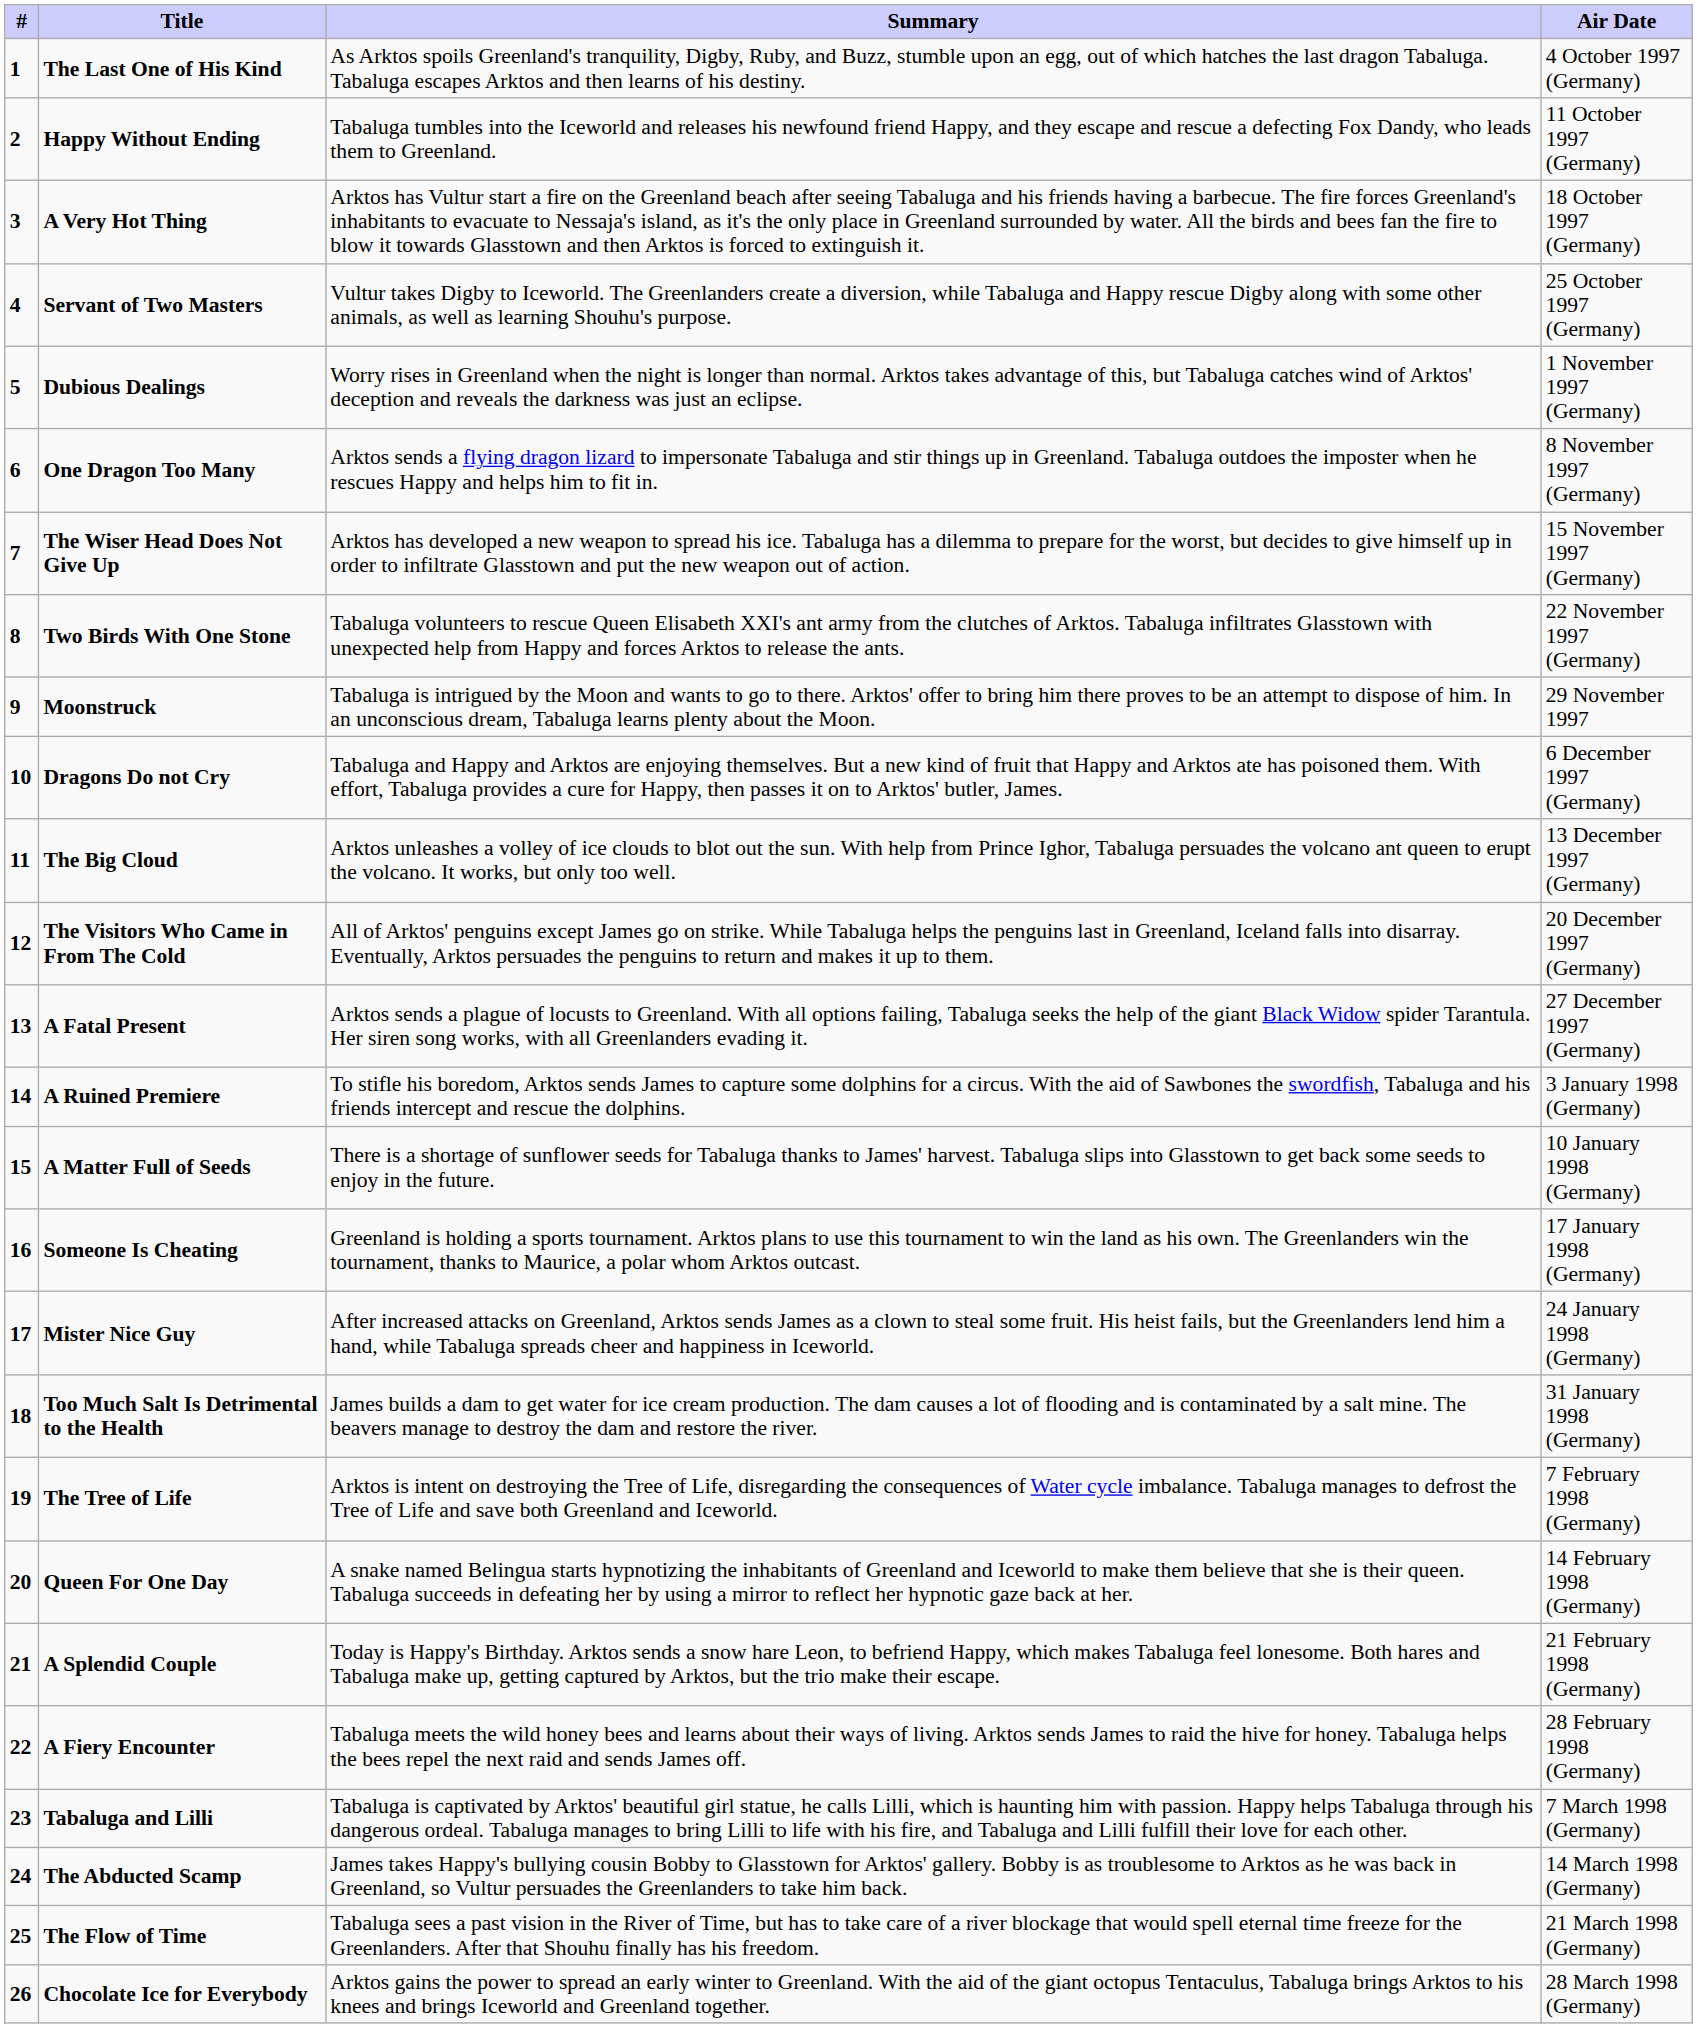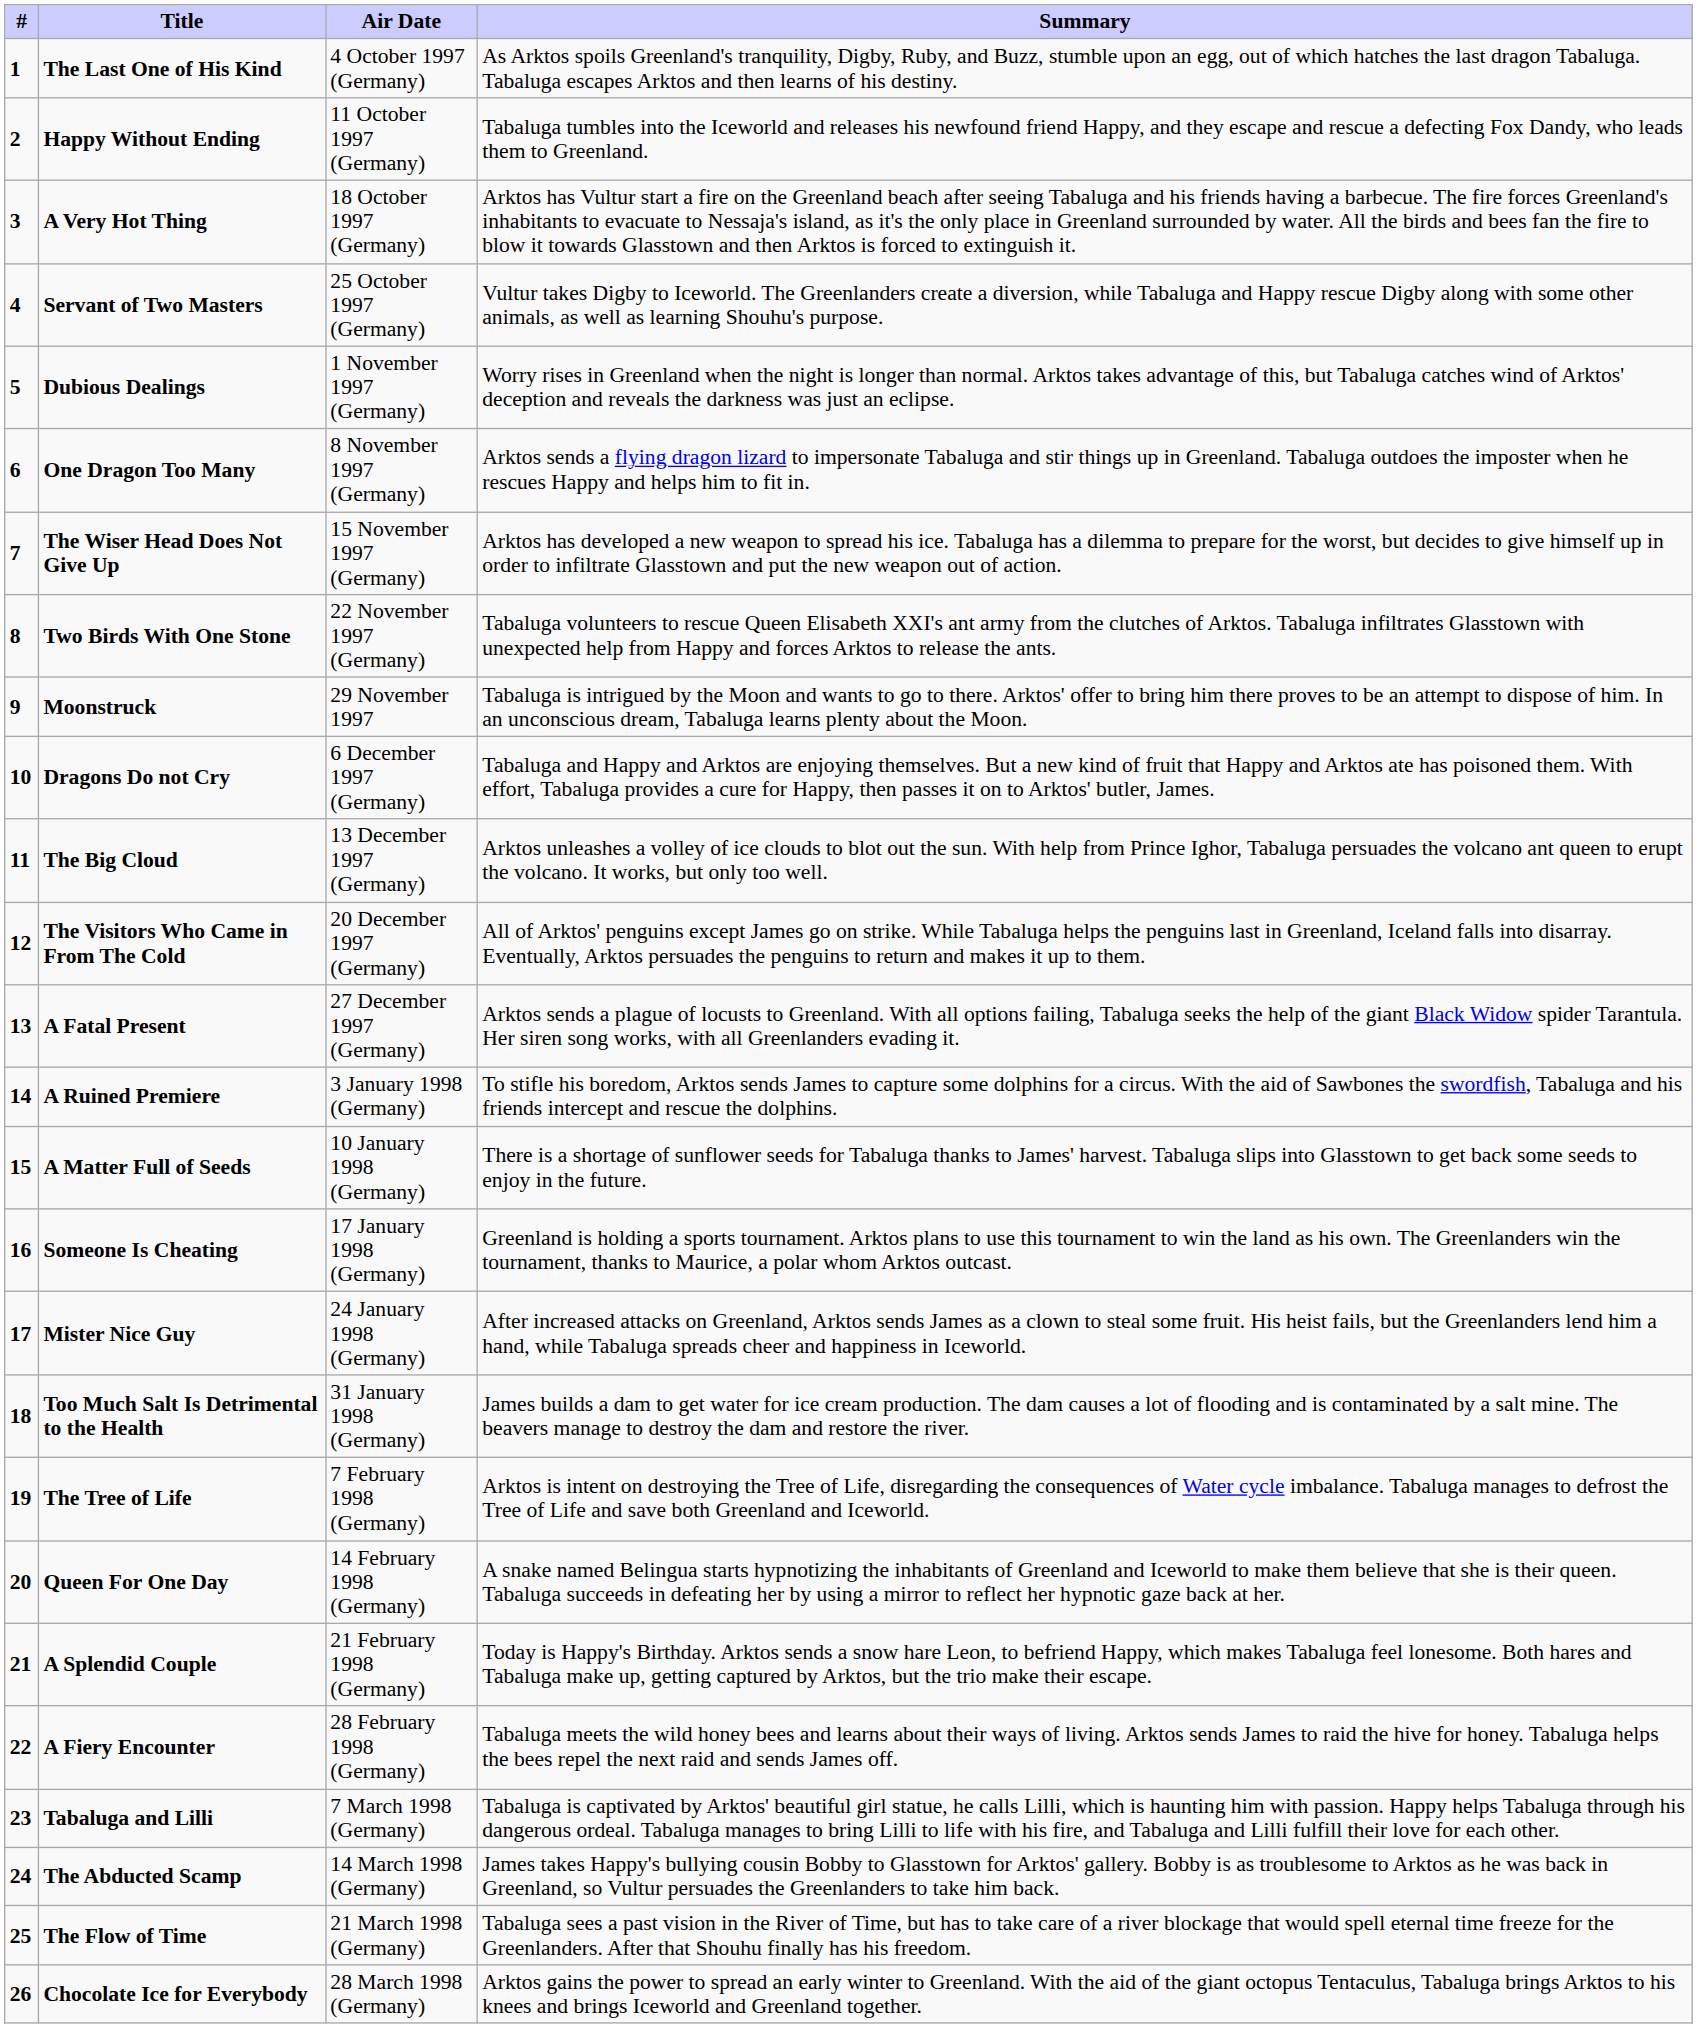columns swapped: (933, 21) <-> (1617, 21)
